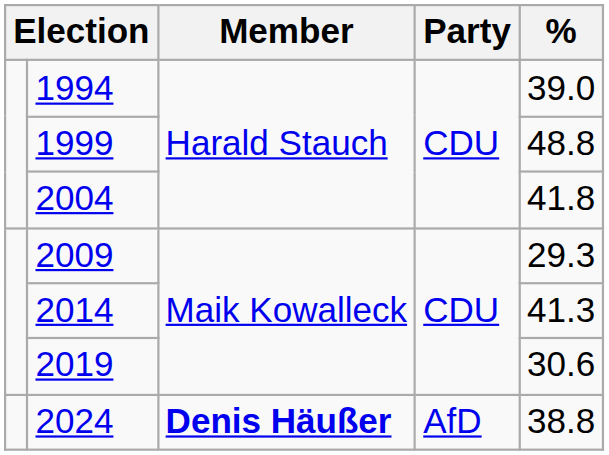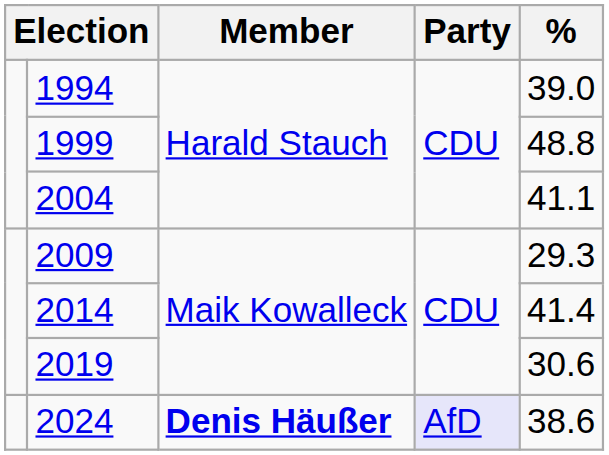(561, 198) 41.8 -> (561, 198) 41.1
(561, 310) 41.3 -> (561, 310) 41.4
(452, 421) no background -> (452, 421) lavender background
(561, 421) 38.8 -> (561, 421) 38.6
